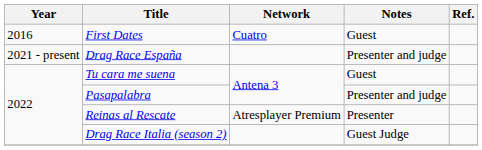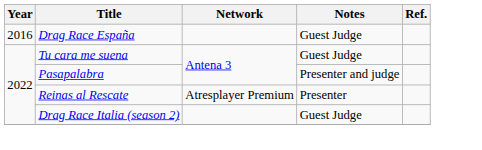- row: (114, 34)
(43, 54) 2021 - present -> (20, 34) 2016
(397, 54) Presenter and judge -> (331, 34) Guest Judge
(361, 74) Guest -> (331, 54) Guest Judge
